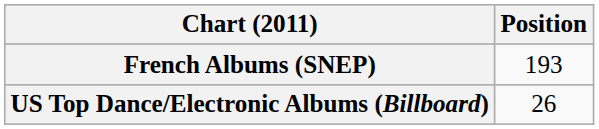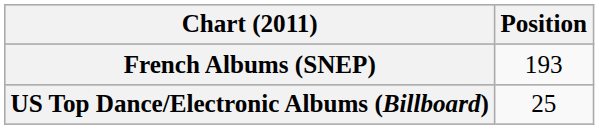(544, 104) 26 -> (544, 104) 25
